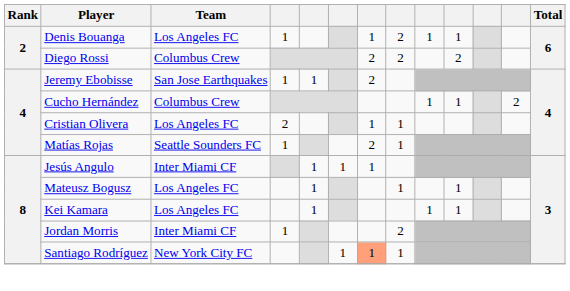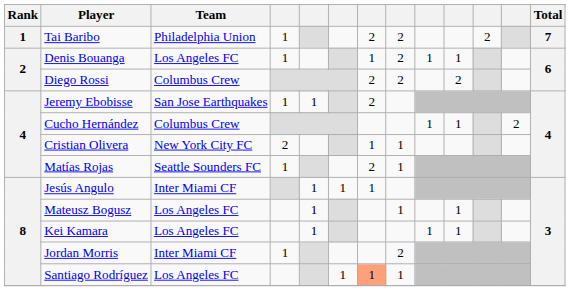+ row: (72, 37)
(196, 123) Los Angeles FC -> (203, 145) New York City FC
(203, 253) New York City FC -> (196, 275) Los Angeles FC
